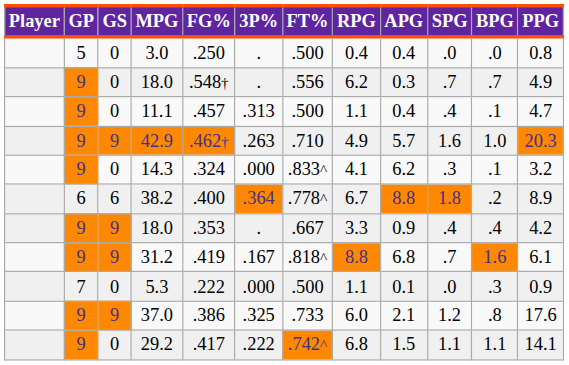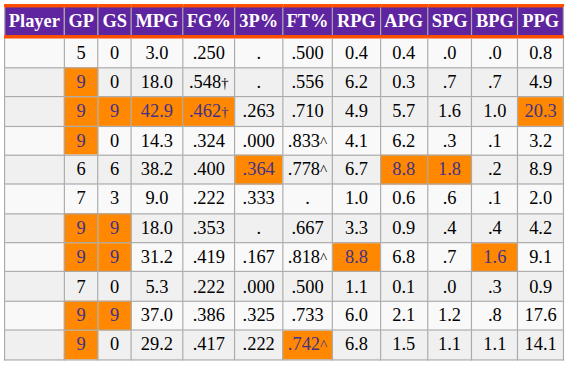- row: (115, 111)
+ row: (115, 198)
(541, 257) 6.1 -> (541, 257) 9.1
